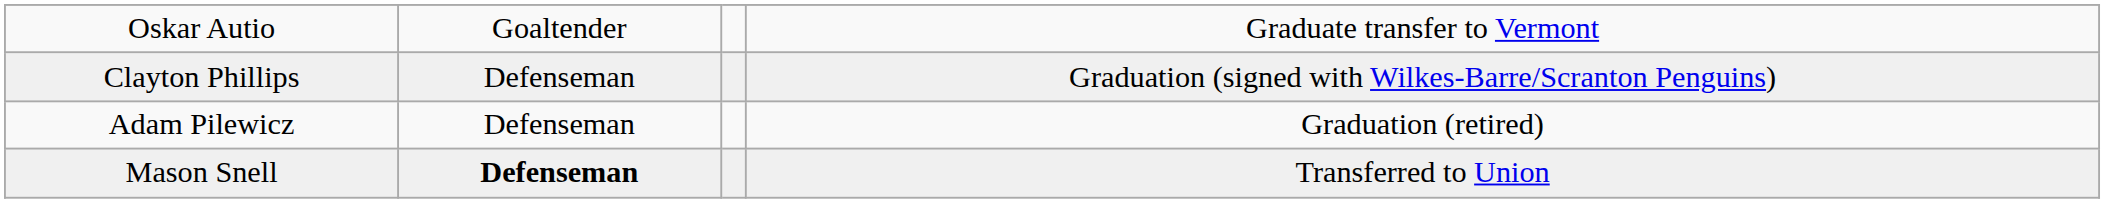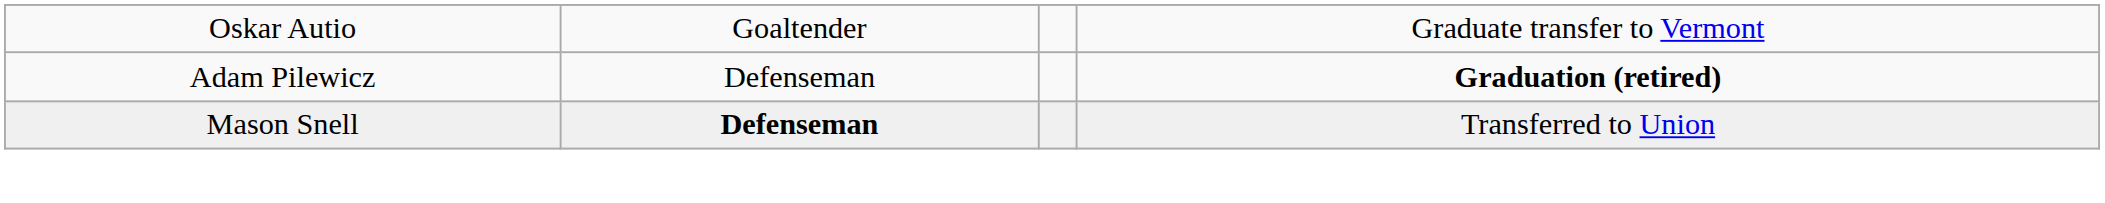- row: (202, 76)
(1423, 124) normal -> (1588, 76) bold
